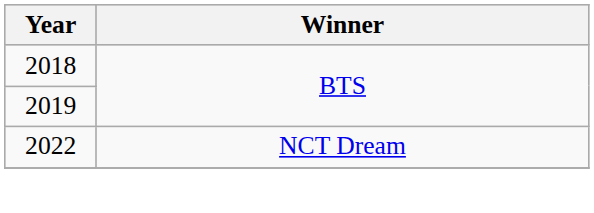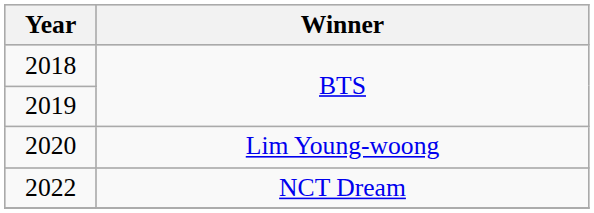+ row: (51, 146)
